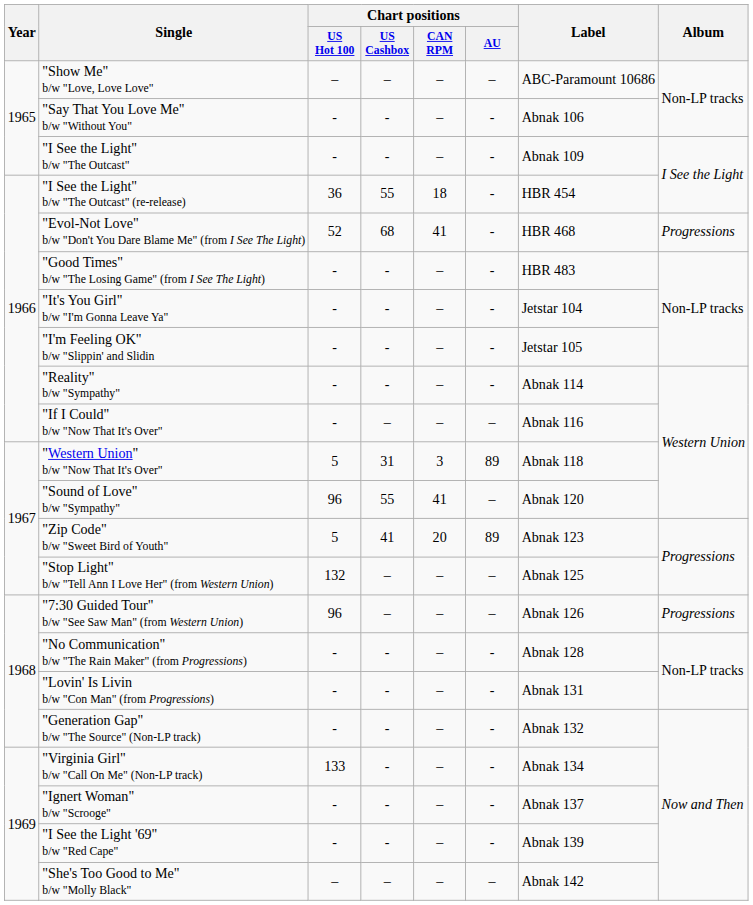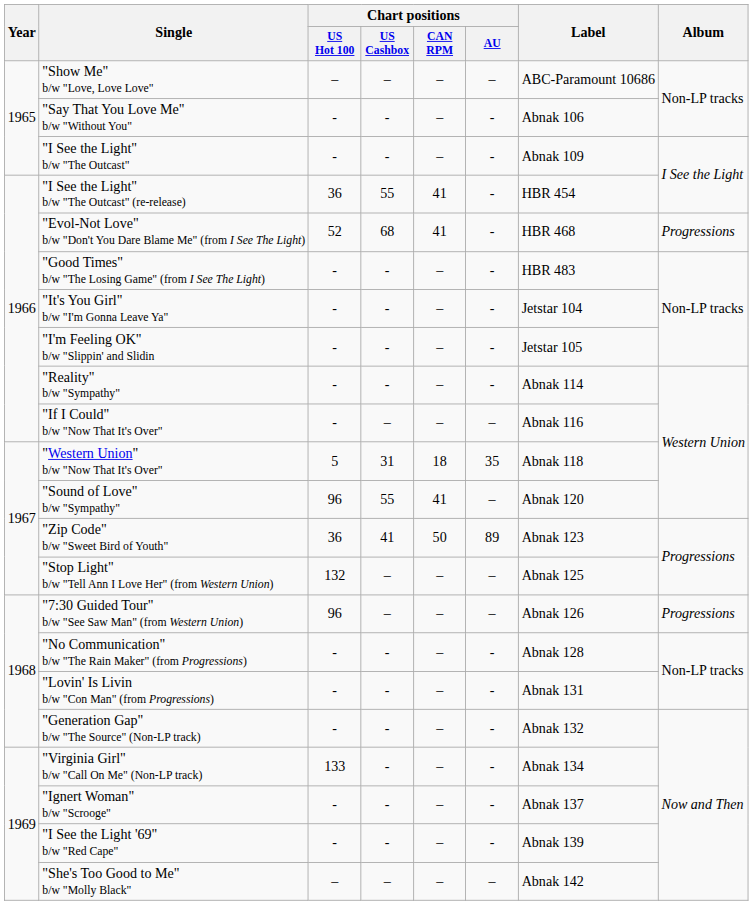(440, 194) 18 -> (440, 194) 41
(440, 461) 3 -> (440, 461) 18
(492, 461) 89 -> (492, 461) 35
(335, 537) 5 -> (335, 537) 36
(440, 537) 20 -> (440, 537) 50
